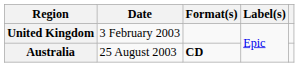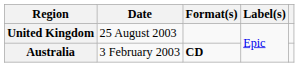(140, 33) 3 February 2003 -> (138, 33) 25 August 2003
(138, 52) 25 August 2003 -> (140, 52) 3 February 2003
